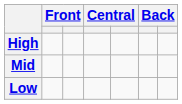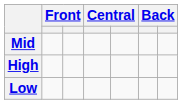rows swapped: (23, 44) <-> (23, 66)
